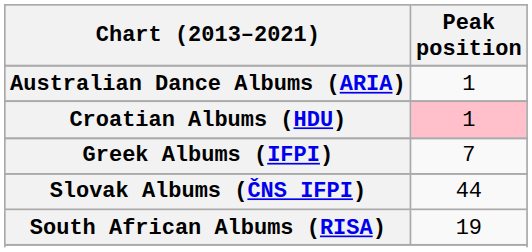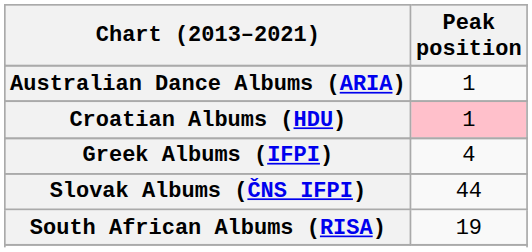(469, 156) 7 -> (469, 156) 4
